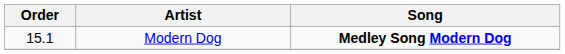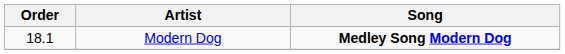(40, 37) 15.1 -> (40, 37) 18.1
